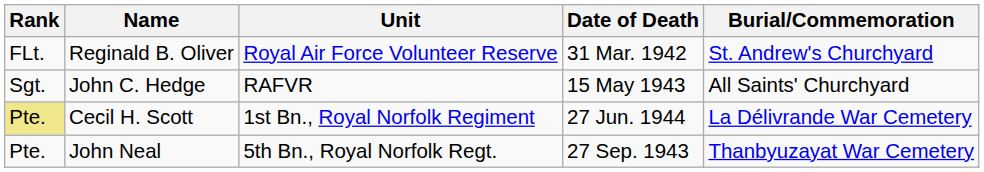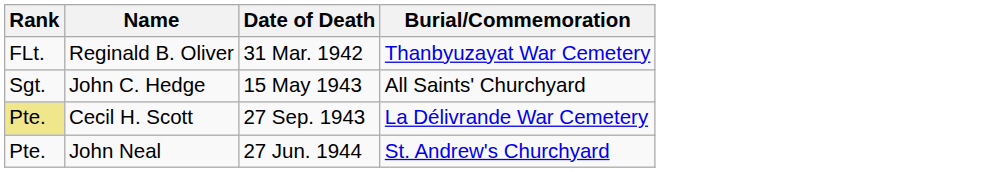- column: (400, 20)
(821, 53) St. Andrew's Churchyard -> (518, 53) Thanbyuzayat War Cemetery
(626, 118) 27 Jun. 1944 -> (304, 118) 27 Sep. 1943
(628, 150) 27 Sep. 1943 -> (303, 150) 27 Jun. 1944
(841, 150) Thanbyuzayat War Cemetery -> (497, 150) St. Andrew's Churchyard
